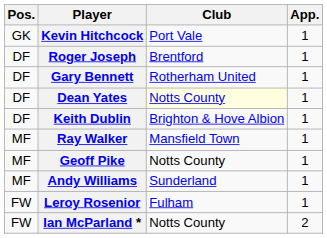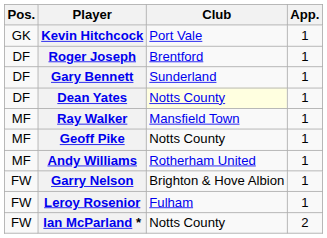(203, 77) Rotherham United -> (183, 77) Sunderland
- row: (92, 118)
(183, 181) Sunderland -> (203, 160) Rotherham United
+ row: (92, 181)
